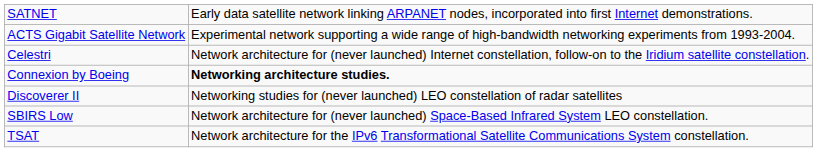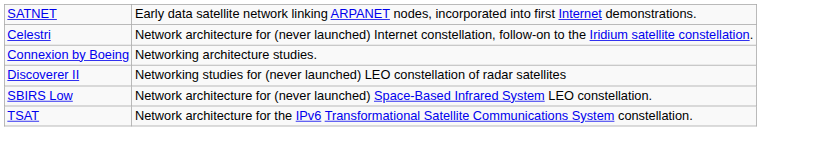- row: (96, 34)
(290, 75) bold -> (226, 55) normal
